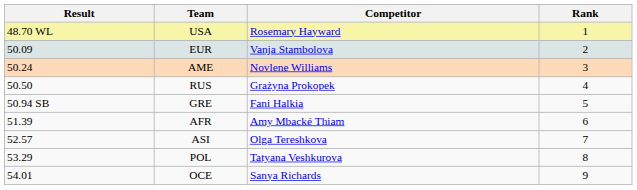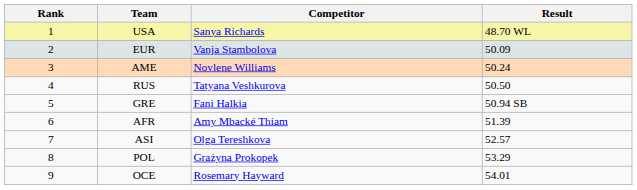columns swapped: (585, 13) <-> (79, 13)
(295, 31) Rosemary Hayward -> (229, 31) Sanya Richards
(292, 85) Grażyna Prokopek -> (239, 85) Tatyana Veshkurova
(296, 157) Tatyana Veshkurova -> (236, 157) Grażyna Prokopek
(285, 175) Sanya Richards -> (239, 175) Rosemary Hayward
